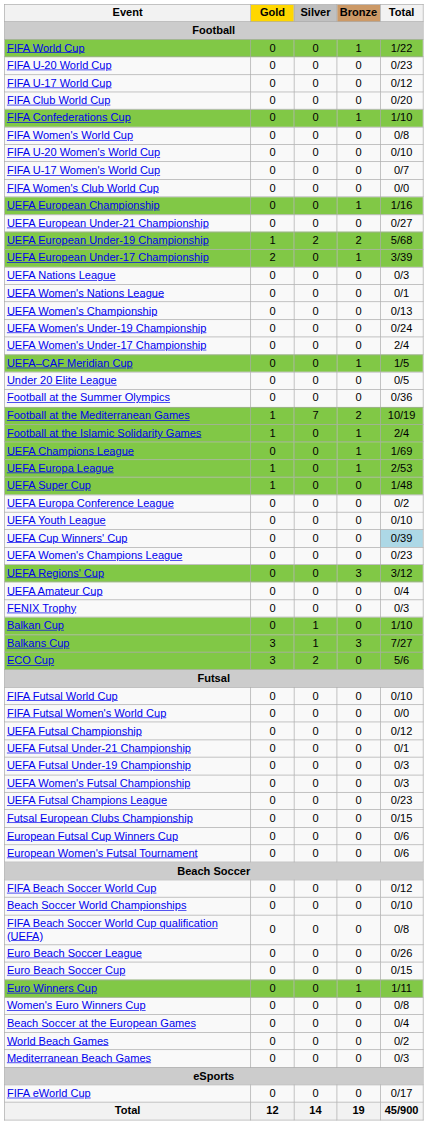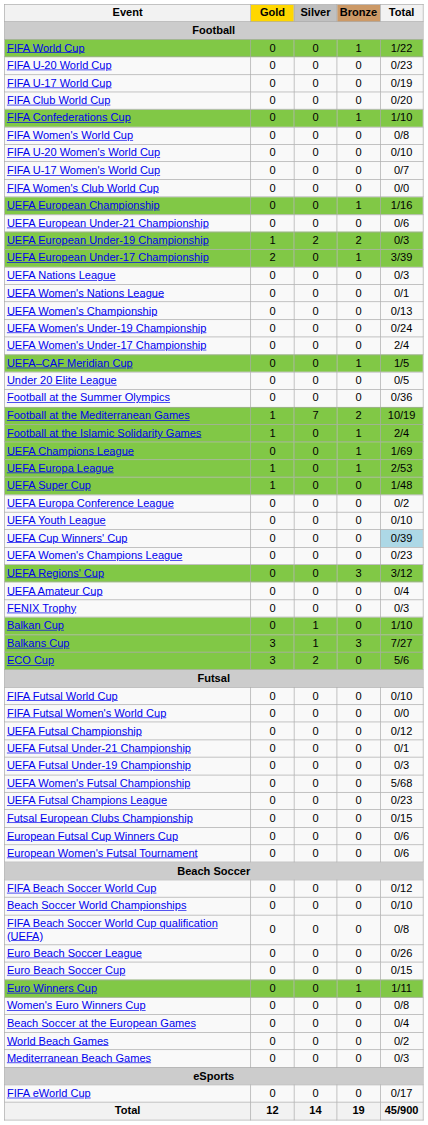(402, 83) 0/12 -> (402, 83) 0/19
(402, 223) 0/27 -> (402, 223) 0/6
(402, 240) 5/68 -> (402, 240) 0/3
(402, 783) 0/3 -> (402, 783) 5/68
